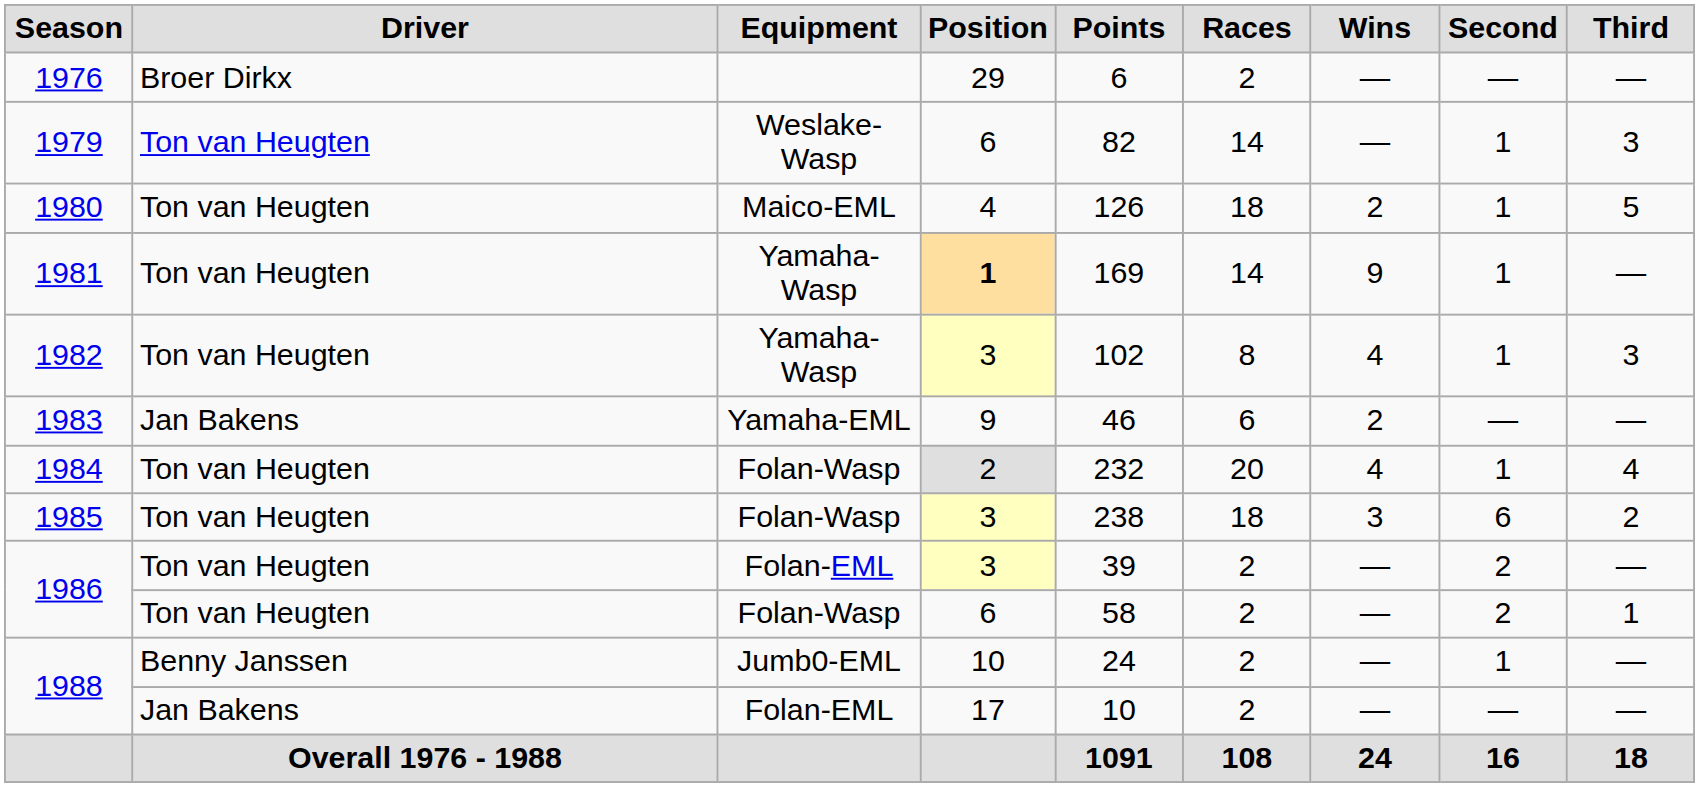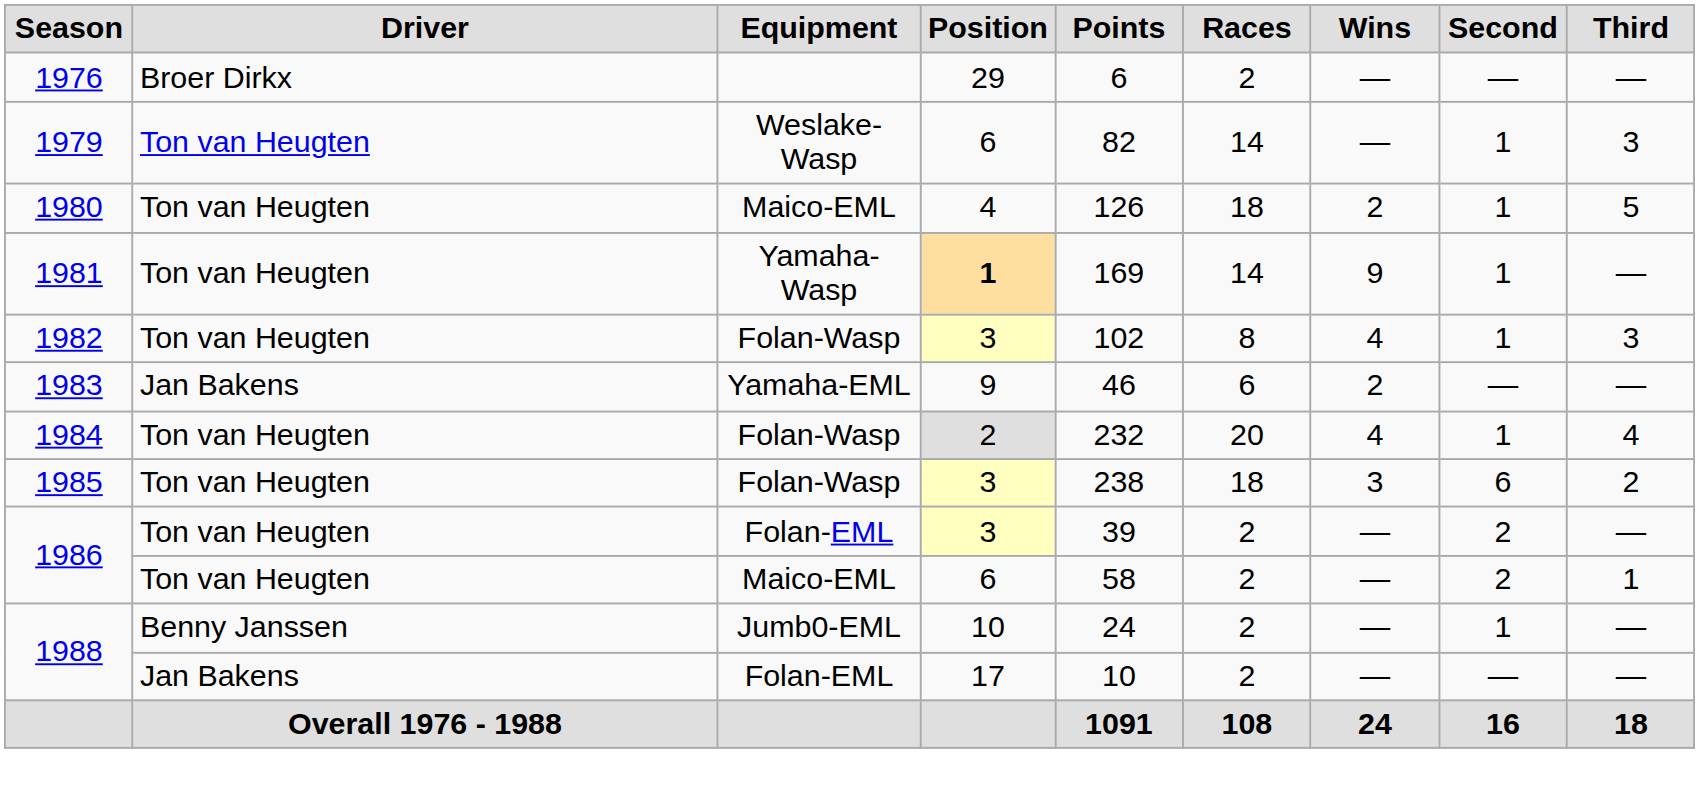(819, 355) Yamaha-Wasp -> (819, 338) Folan-Wasp
(819, 613) Folan-Wasp -> (819, 579) Maico-EML
